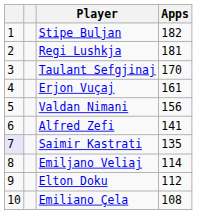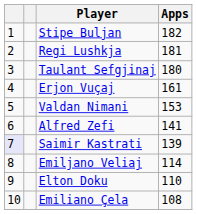(172, 70) 170 -> (172, 70) 180
(172, 107) 156 -> (172, 107) 153
(172, 144) 135 -> (172, 144) 139
(172, 182) 112 -> (172, 182) 110
